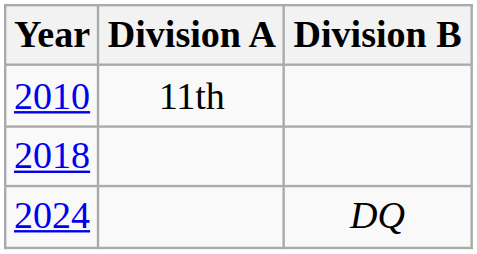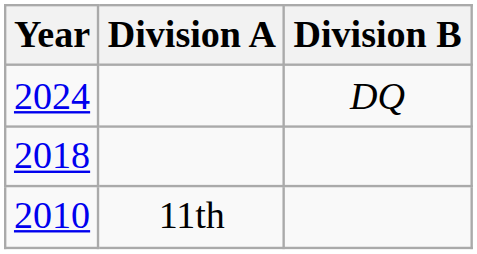rows swapped: (52, 95) <-> (52, 215)
